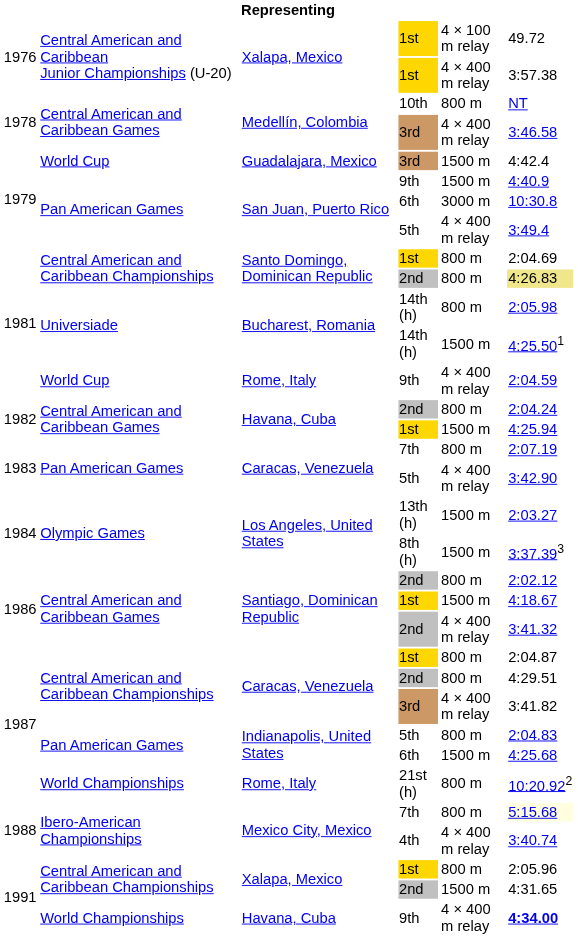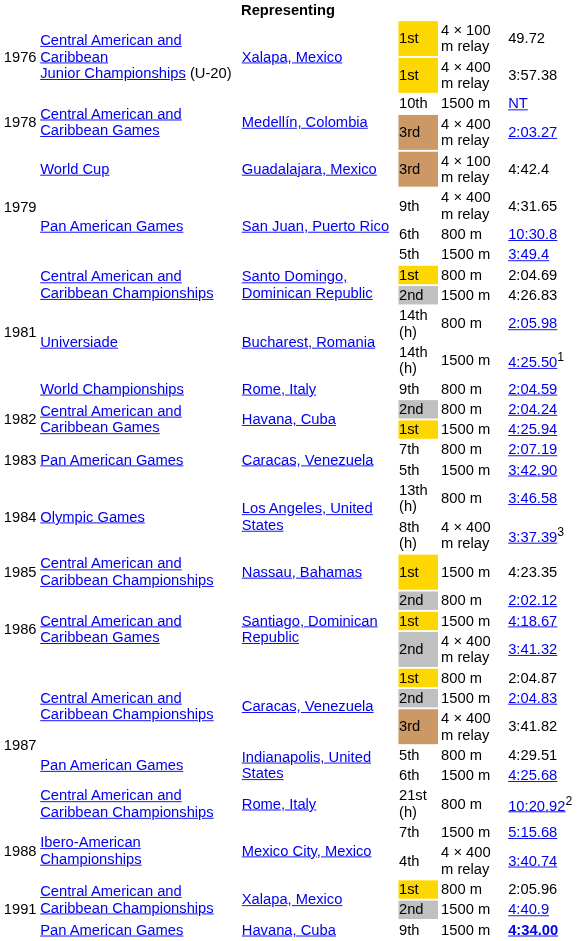(462, 103) 800 m -> (466, 103) 1500 m
(533, 132) 3:46.58 -> (533, 132) 2:03.27
(466, 160) 1500 m -> (466, 169) 4 × 100 m relay
(466, 181) 1500 m -> (466, 206) 4 × 400 m relay
(529, 181) 4:40.9 -> (533, 206) 4:31.65
(466, 201) 3000 m -> (462, 234) 800 m
(466, 229) 4 × 400 m relay -> (466, 254) 1500 m
(462, 278) 800 m -> (466, 295) 1500 m
(533, 278) khaki background -> (533, 295) no background
(75, 380) World Cup -> (112, 389) World Championships
(466, 380) 4 × 400 m relay -> (462, 389) 800 m
(466, 478) 4 × 400 m relay -> (466, 470) 1500 m
(466, 515) 1500 m -> (462, 498) 800 m
(533, 515) 2:03.27 -> (533, 498) 3:46.58
(466, 551) 1500 m -> (466, 535) 4 × 400 m relay
+ row: (302, 572)
(462, 678) 800 m -> (466, 698) 1500 m
(533, 678) 4:29.51 -> (533, 698) 2:04.83
(533, 735) 2:04.83 -> (533, 755) 4:29.51
(112, 783) World Championships -> (127, 804) Central American and Caribbean Championships
(462, 812) 800 m -> (466, 832) 1500 m
(533, 812) lightyellow background -> (533, 832) no background
(533, 889) 4:31.65 -> (529, 909) 4:40.9
(112, 918) World Championships -> (112, 930) Pan American Games
(466, 918) 4 × 400 m relay -> (466, 930) 1500 m
